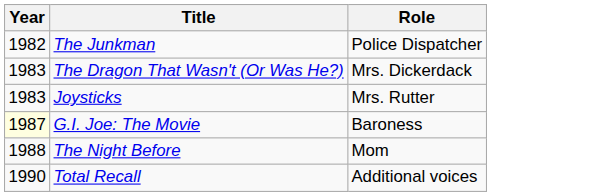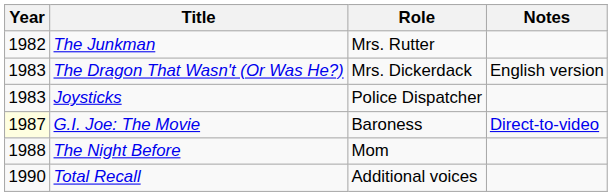+ column: (547, 17)
(417, 44) Police Dispatcher -> (393, 44) Mrs. Rutter
(393, 97) Mrs. Rutter -> (417, 97) Police Dispatcher
